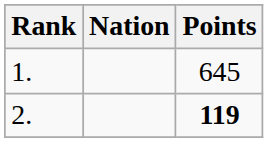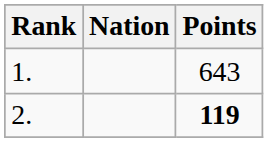(220, 70) 645 -> (220, 70) 643
